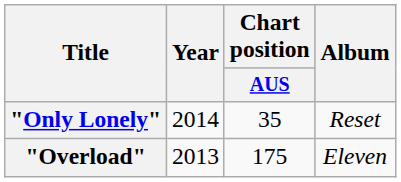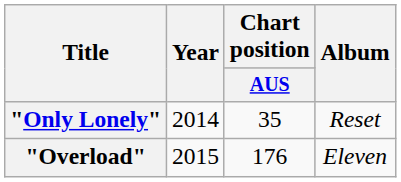(195, 157) 2013 -> (195, 157) 2015
(270, 157) 175 -> (270, 157) 176
